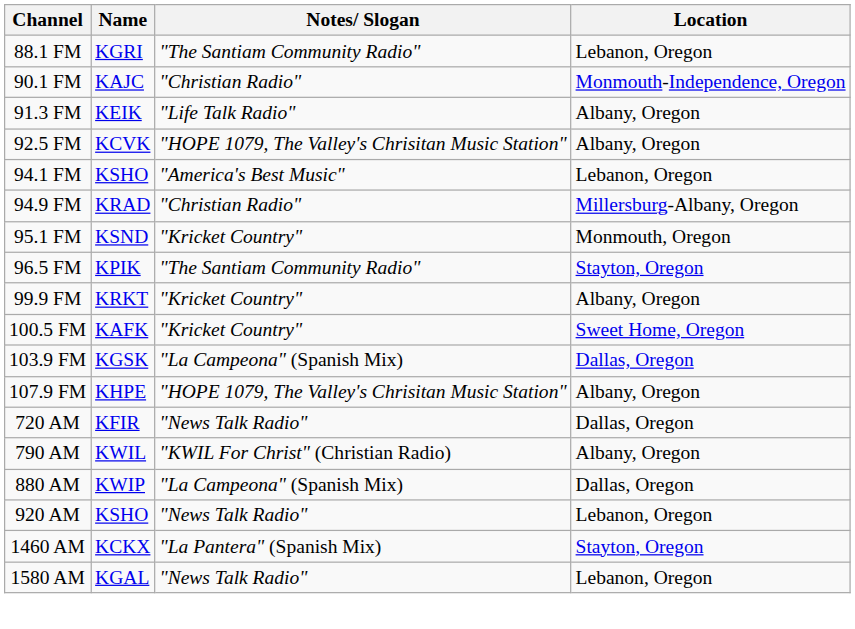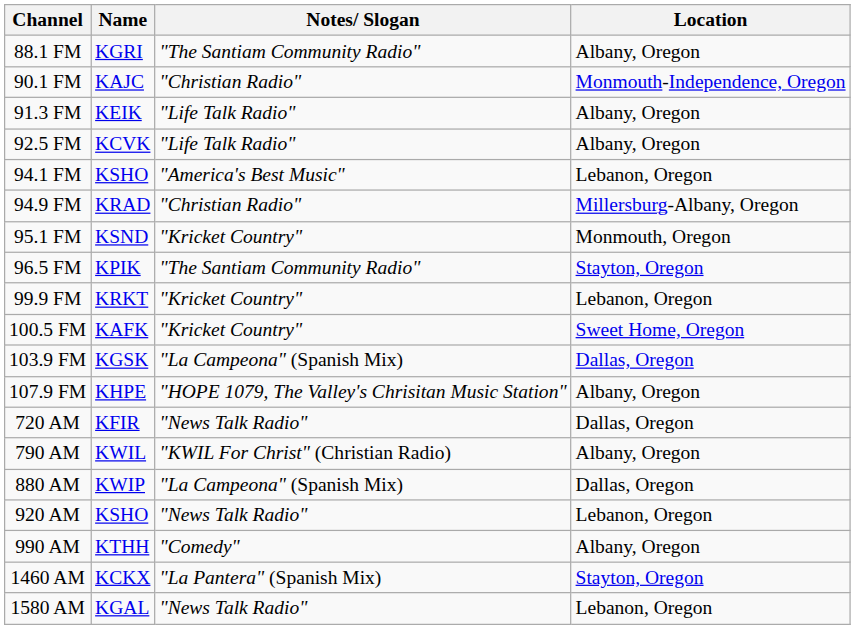(644, 50) Lebanon, Oregon -> (638, 50) Albany, Oregon
(363, 143) "HOPE 1079, The Valley's Chrisitan Music Station" -> (227, 143) "Life Talk Radio"
(638, 298) Albany, Oregon -> (644, 298) Lebanon, Oregon
+ row: (48, 546)
